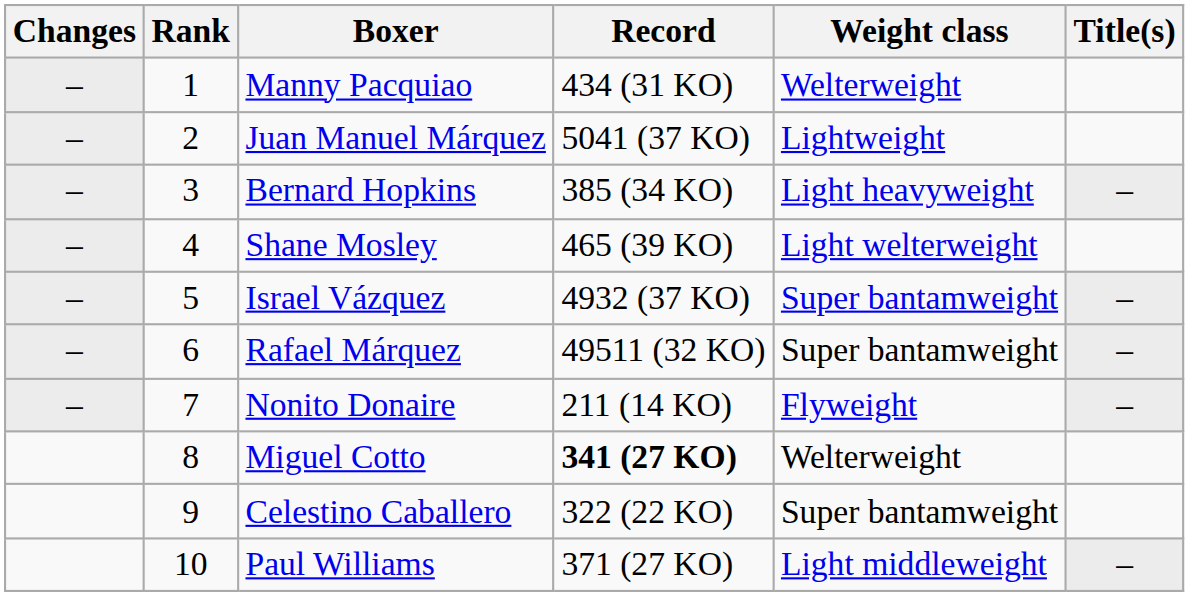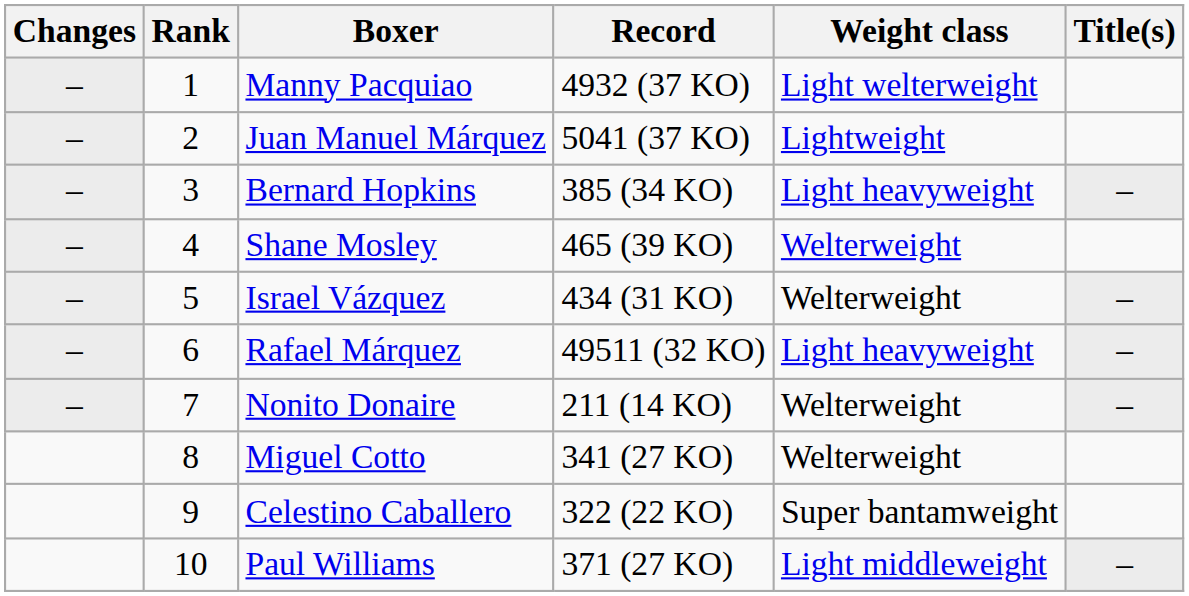(647, 84) 434 (31 KO) -> (656, 84) 4932 (37 KO)
(871, 84) Welterweight -> (909, 84) Light welterweight
(909, 244) Light welterweight -> (871, 244) Welterweight
(656, 297) 4932 (37 KO) -> (647, 297) 434 (31 KO)
(920, 297) Super bantamweight -> (871, 297) Welterweight
(920, 350) Super bantamweight -> (907, 350) Light heavyweight
(849, 404) Flyweight -> (871, 404) Welterweight
(649, 457) bold -> (647, 457) normal
